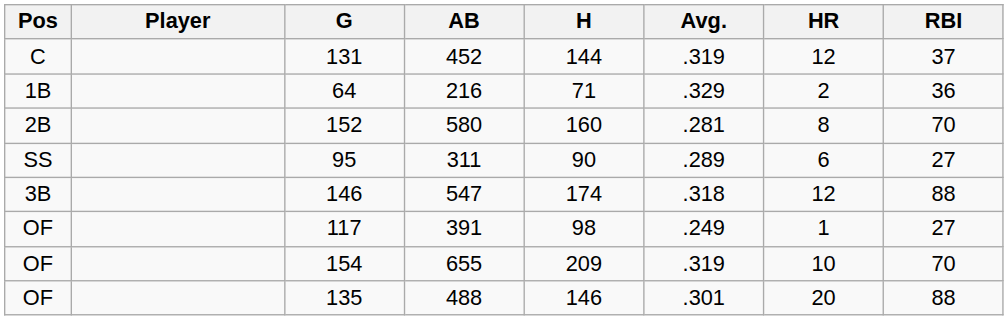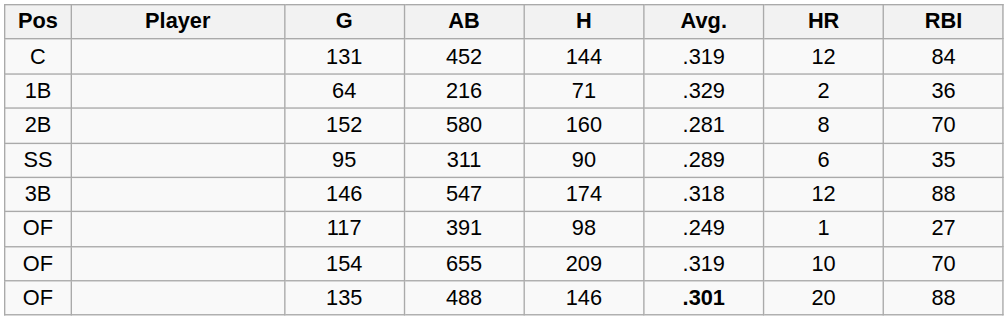(943, 56) 37 -> (943, 56) 84
(943, 159) 27 -> (943, 159) 35
(704, 297) normal -> (704, 297) bold
